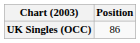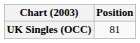(115, 30) 86 -> (115, 30) 81
